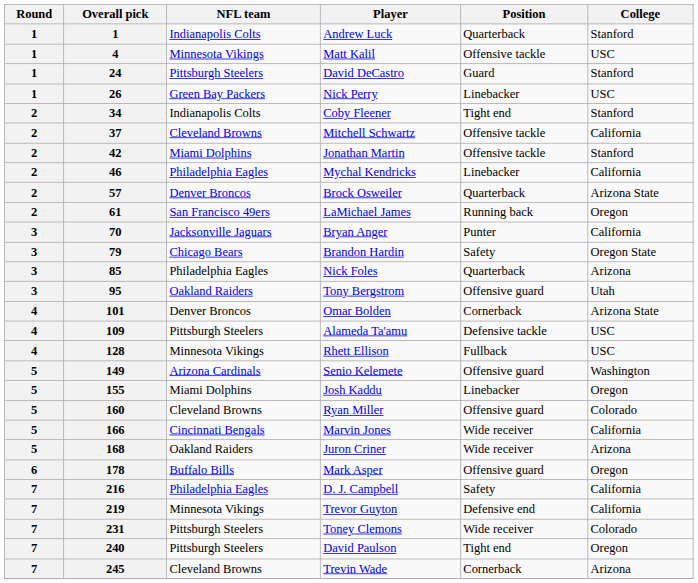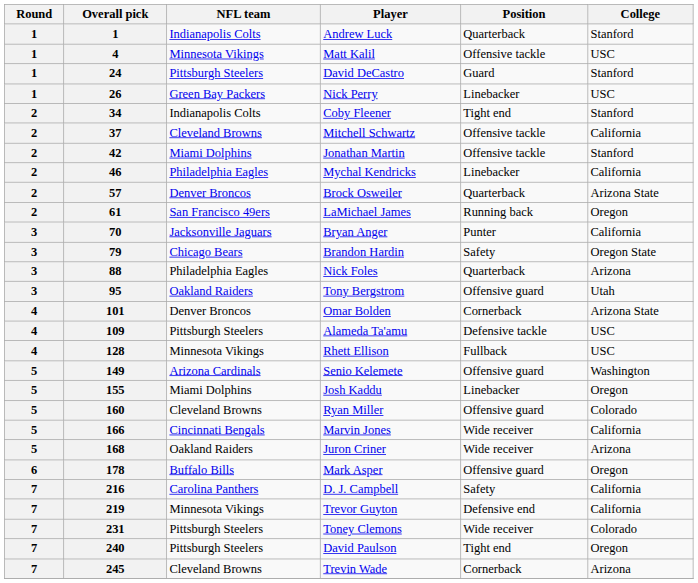(115, 271) 85 -> (115, 271) 88
(219, 489) Philadelphia Eagles -> (214, 489) Carolina Panthers
